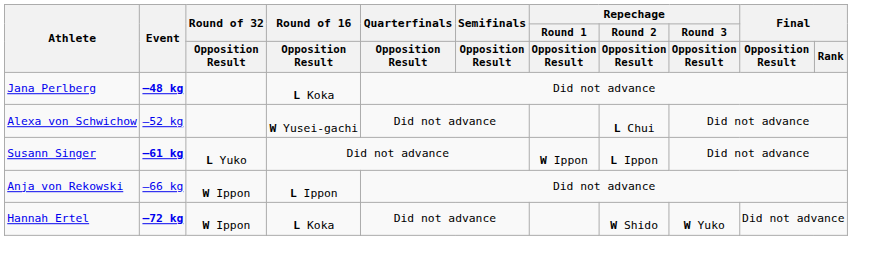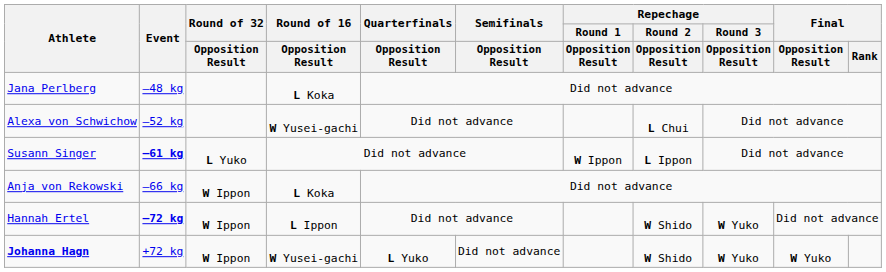(163, 88) bold -> (163, 88) normal
(314, 193) L Ippon -> (314, 193) L Koka
(314, 225) L Koka -> (314, 225) L Ippon
+ row: (48, 251)
